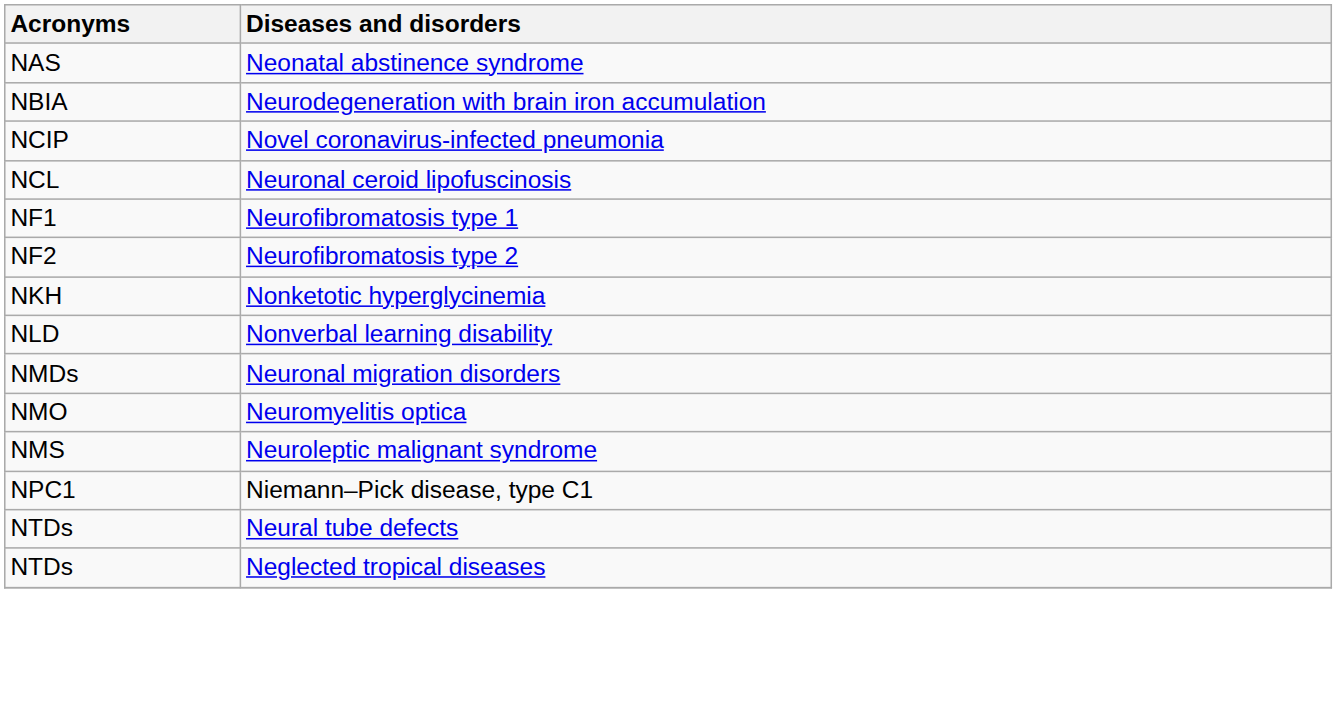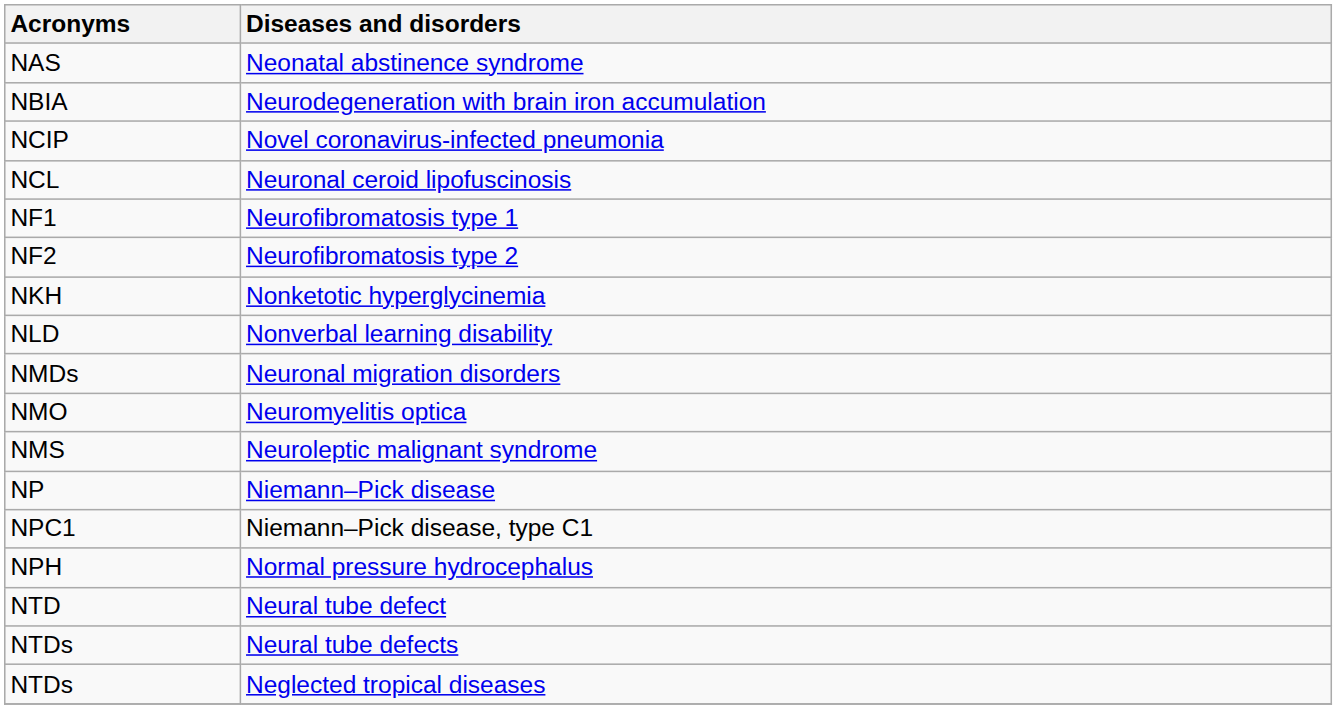+ row: (371, 489)
+ row: (420, 567)
+ row: (346, 606)
